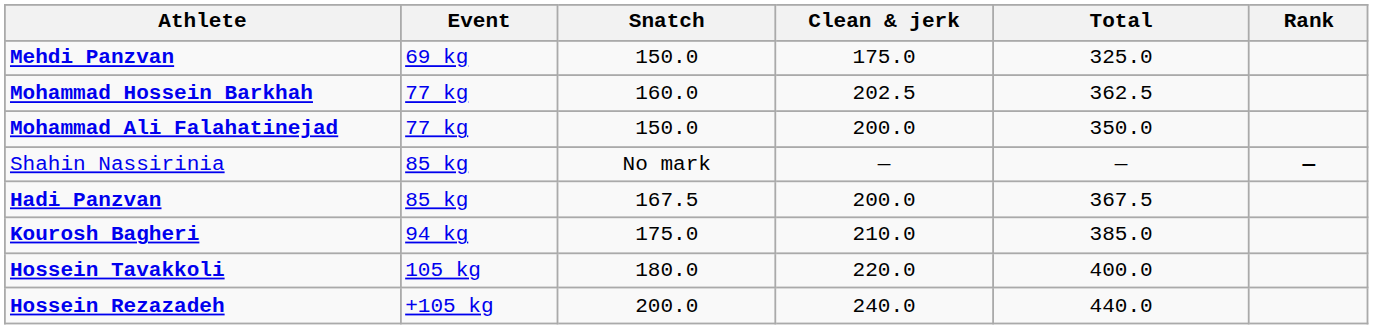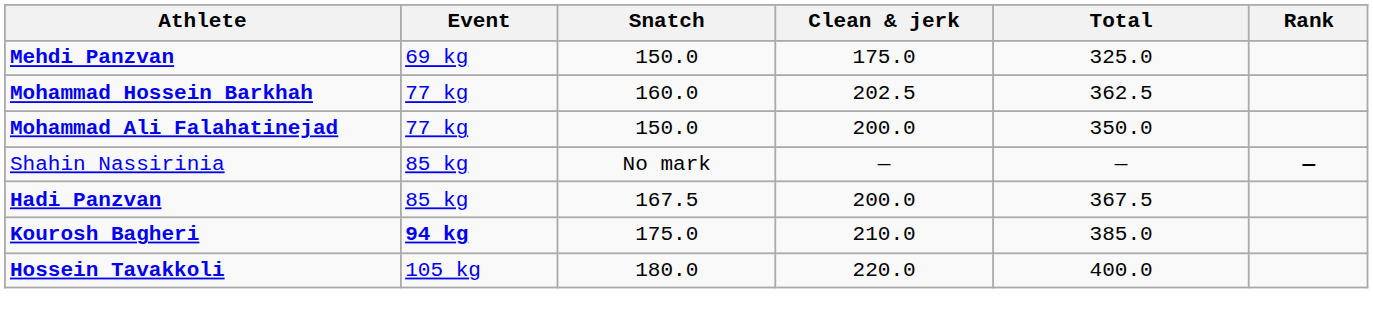(437, 235) normal -> (437, 235) bold
- row: (117, 305)
